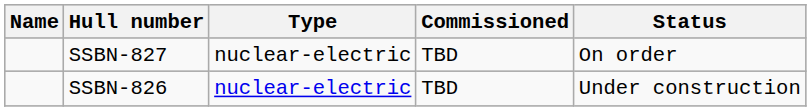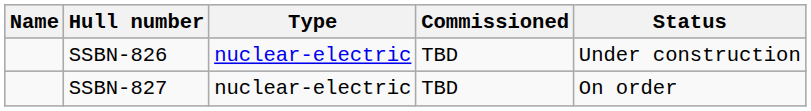rows swapped: (118, 88) <-> (118, 55)
